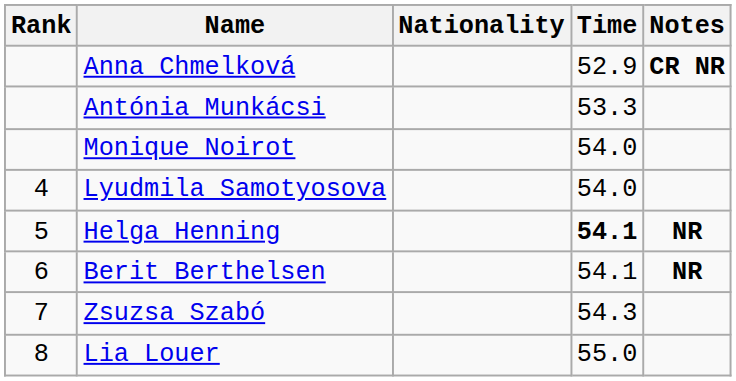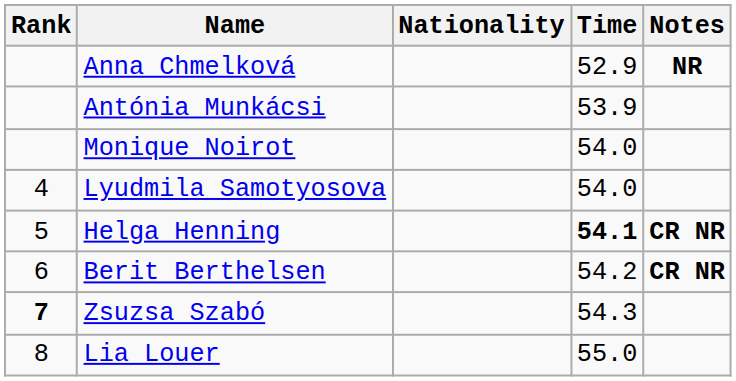(687, 67) CR NR -> (687, 67) NR
(607, 108) 53.3 -> (607, 108) 53.9
(687, 231) NR -> (687, 231) CR NR
(607, 272) 54.1 -> (607, 272) 54.2
(687, 272) NR -> (687, 272) CR NR
(41, 313) normal -> (41, 313) bold
